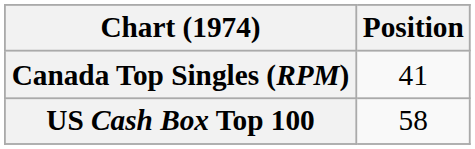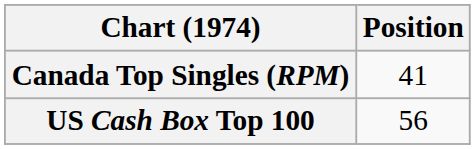(413, 120) 58 -> (413, 120) 56
